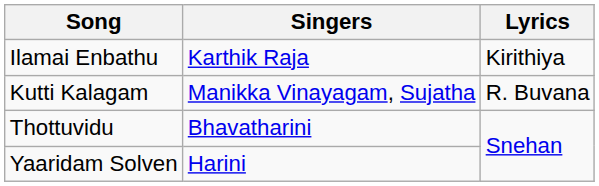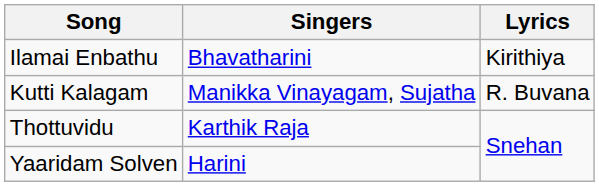(248, 57) Karthik Raja -> (250, 57) Bhavatharini
(250, 127) Bhavatharini -> (248, 127) Karthik Raja
